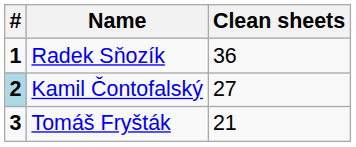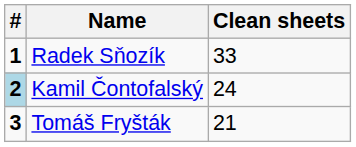(225, 55) 36 -> (225, 55) 33
(225, 89) 27 -> (225, 89) 24
